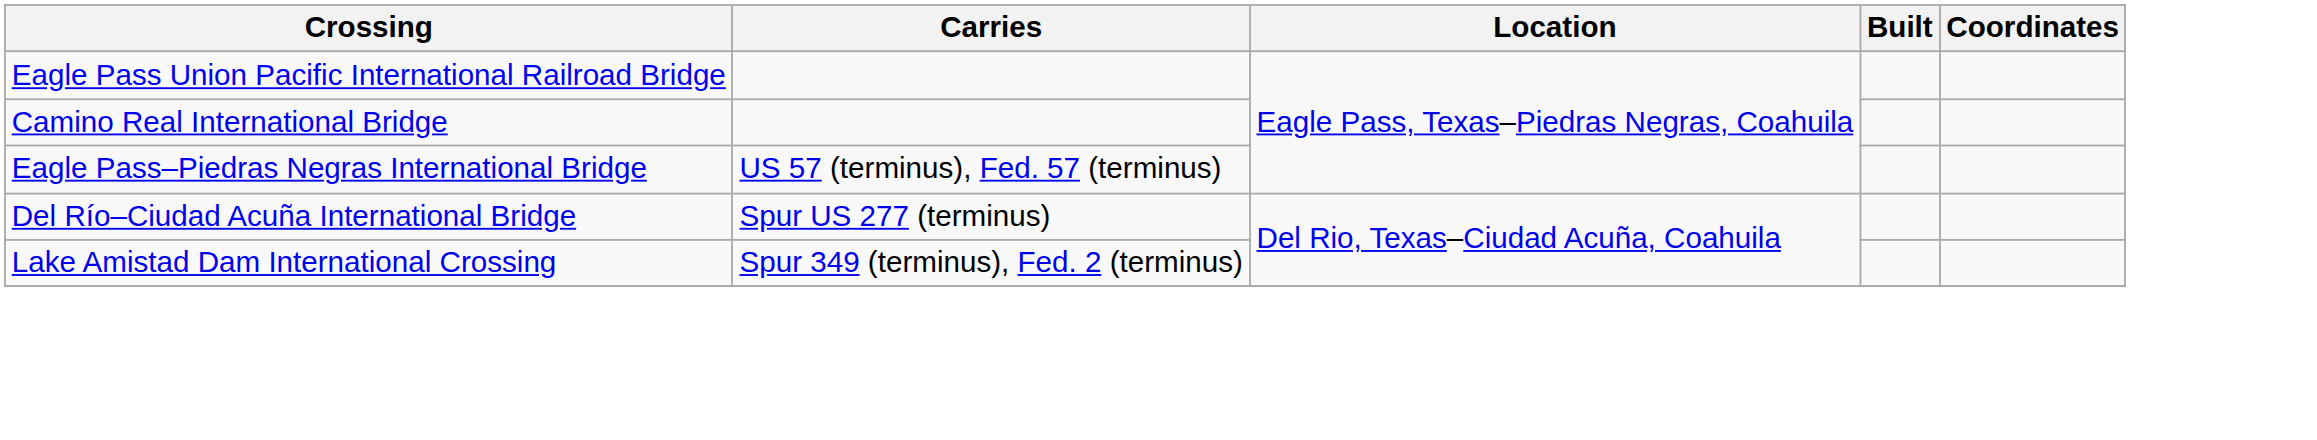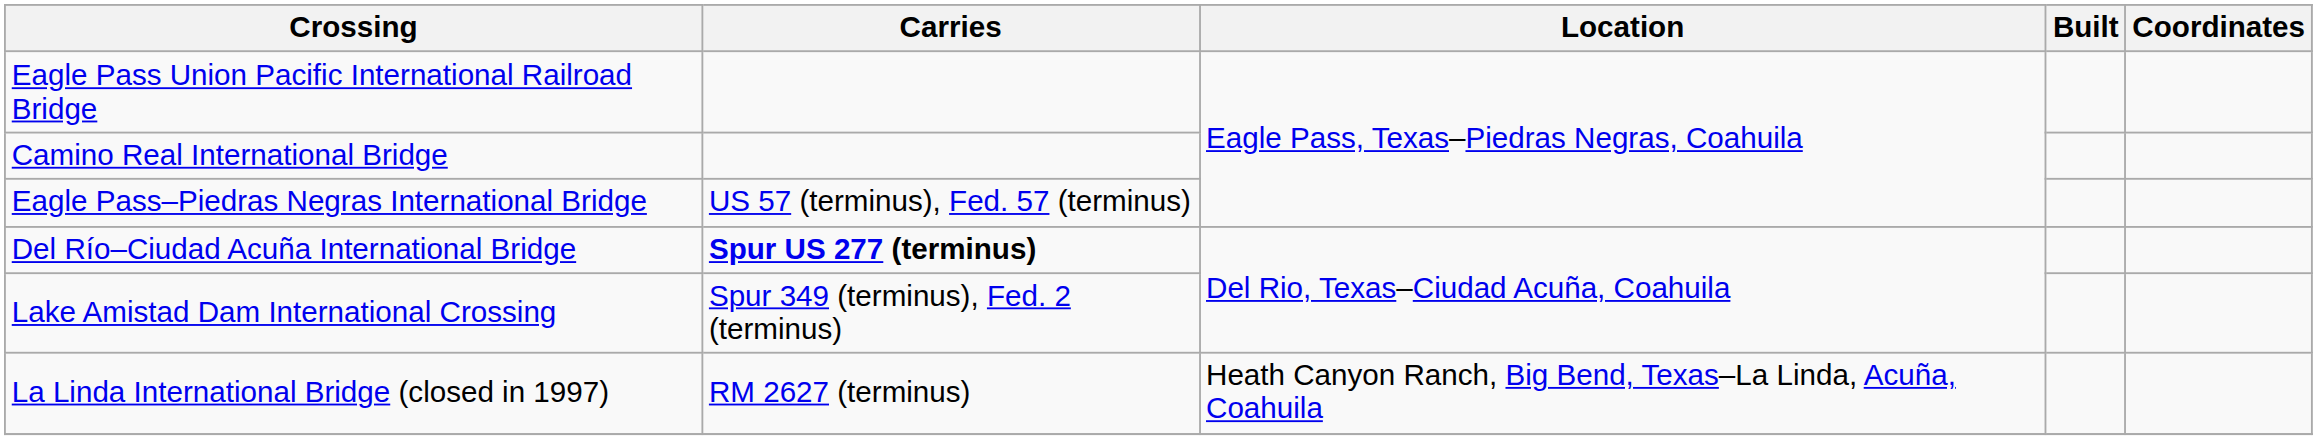(895, 215) normal -> (873, 249) bold
+ row: (310, 392)
